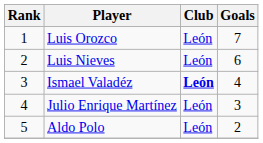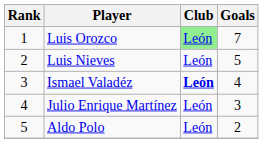(198, 37) no background -> (198, 37) lightgreen background
(238, 60) 6 -> (238, 60) 5
